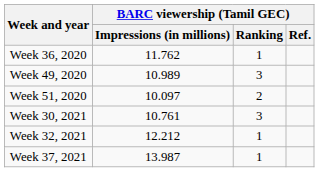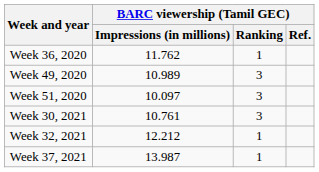(259, 95) 2 -> (259, 95) 3
